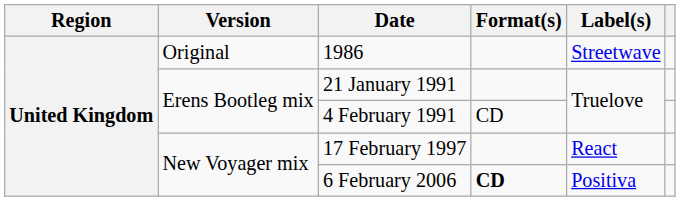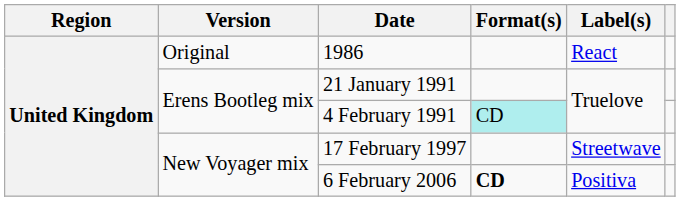(616, 52) Streetwave -> (594, 52) React
(490, 116) no background -> (490, 116) paleturquoise background
(594, 148) React -> (616, 148) Streetwave
